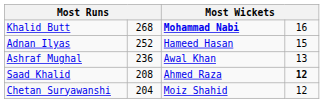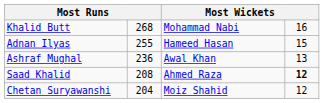(201, 28) bold -> (201, 28) normal
(144, 44) 252 -> (144, 44) 255
